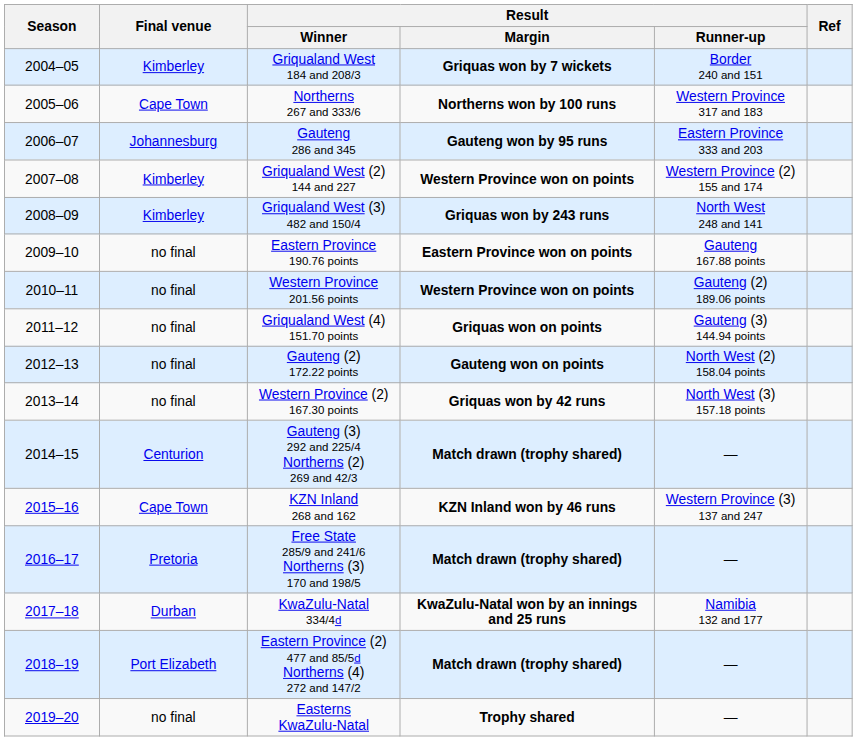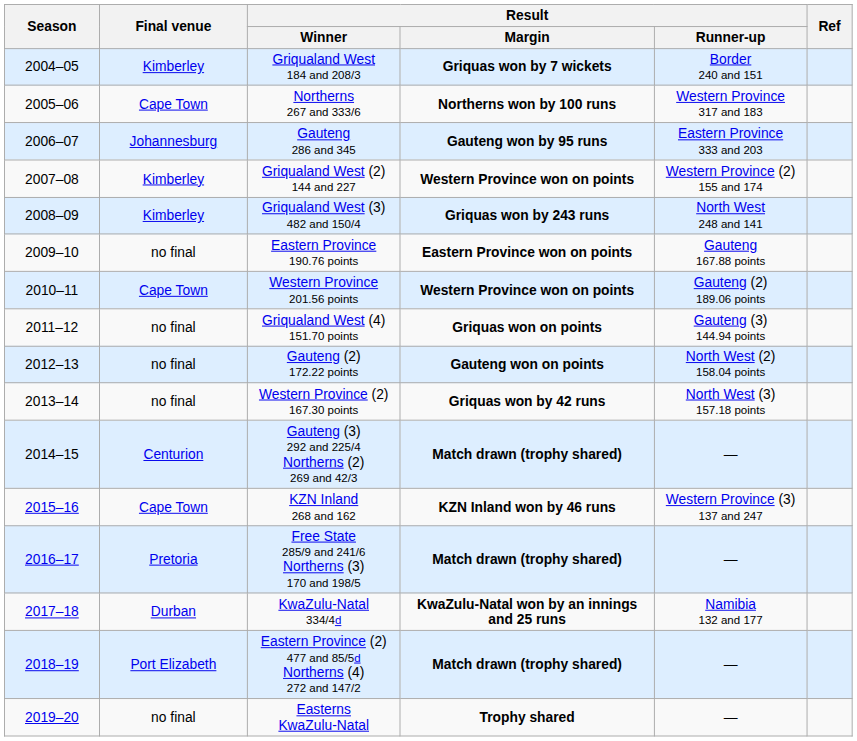(173, 290) no final -> (173, 290) Cape Town
